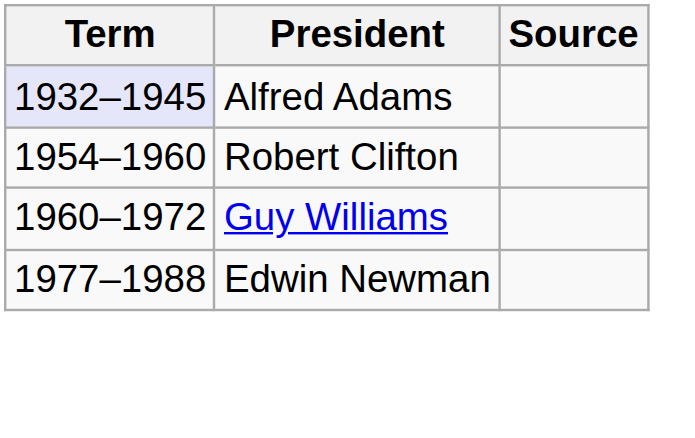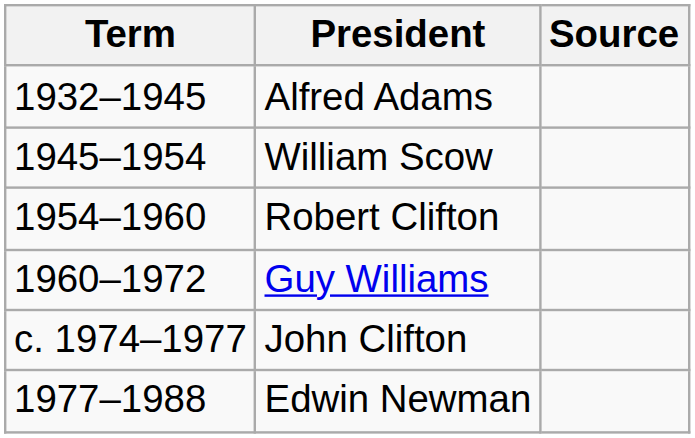(110, 95) lavender background -> (110, 95) no background
+ row: (379, 156)
+ row: (366, 339)
